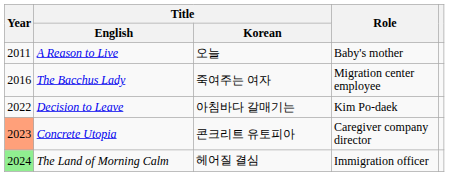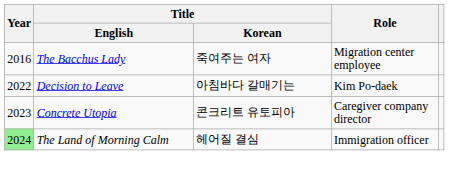- row: (77, 53)
(19, 133) lightsalmon background -> (19, 112) no background
